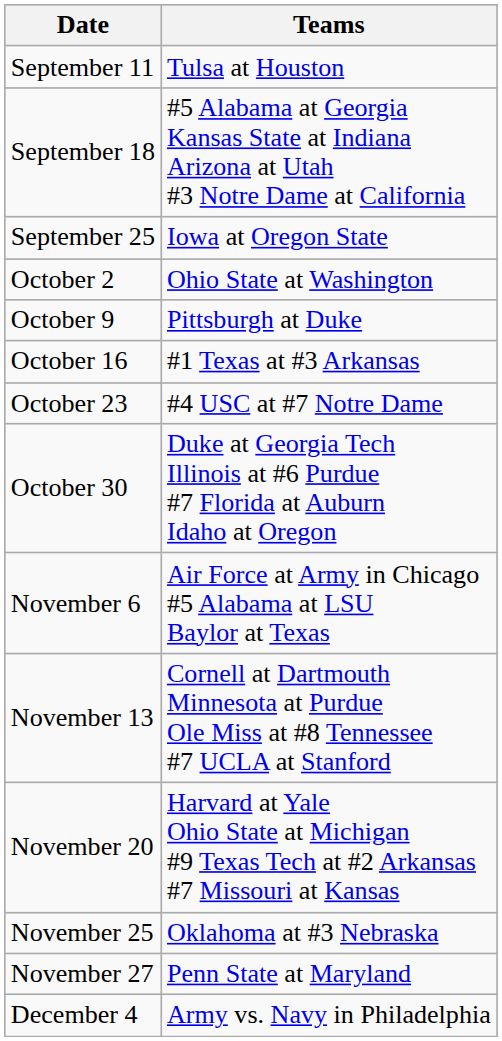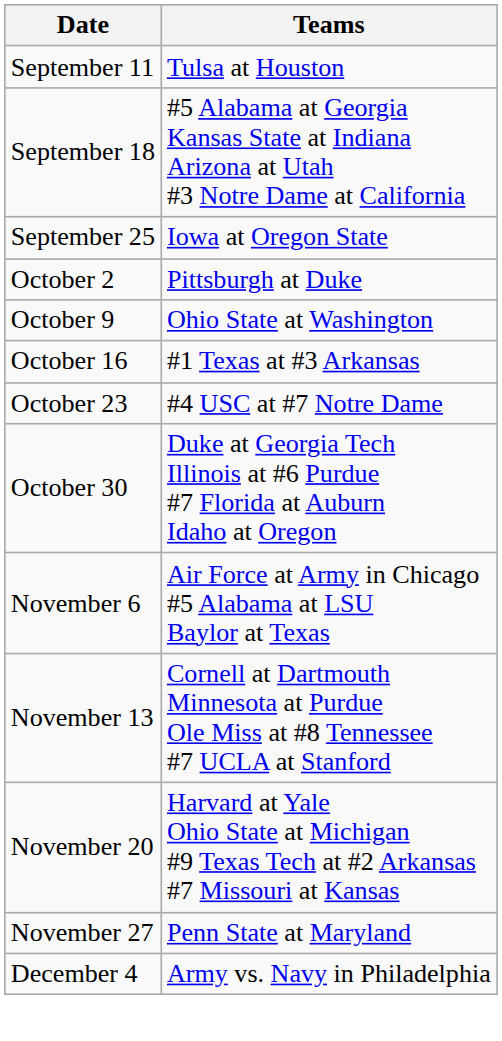(300, 278) Ohio State at Washington -> (265, 278) Pittsburgh at Duke
(265, 320) Pittsburgh at Duke -> (300, 320) Ohio State at Washington
- row: (82, 932)
